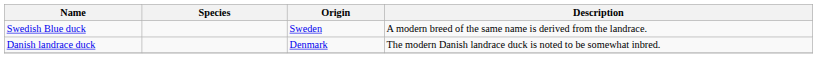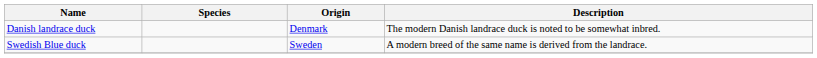rows swapped: (51, 45) <-> (46, 28)
